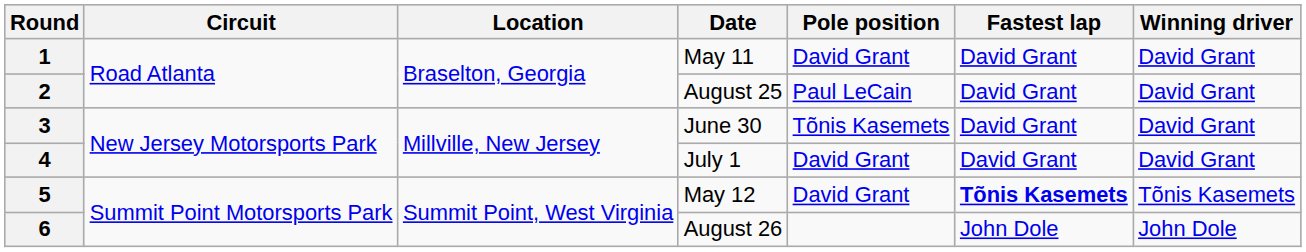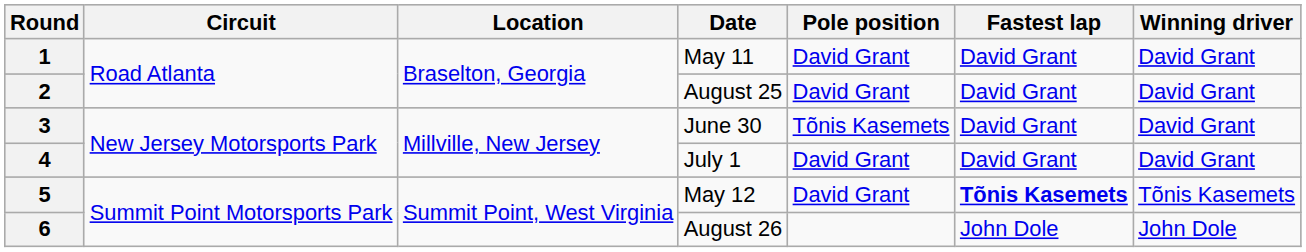(852, 91) Paul LeCain -> (851, 91) David Grant
